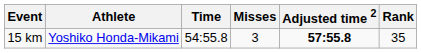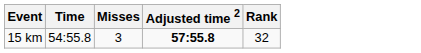- column: (114, 17)
(398, 39) 35 -> (262, 39) 32
